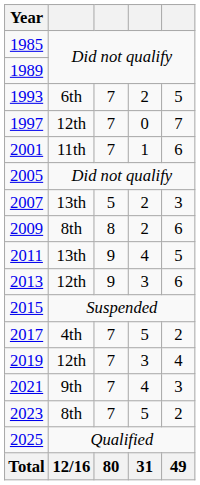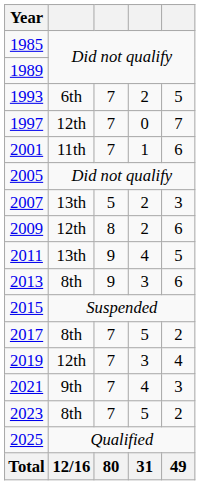(71, 228) 8th -> (71, 228) 12th
(71, 281) 12th -> (71, 281) 8th
(71, 334) 4th -> (71, 334) 8th
